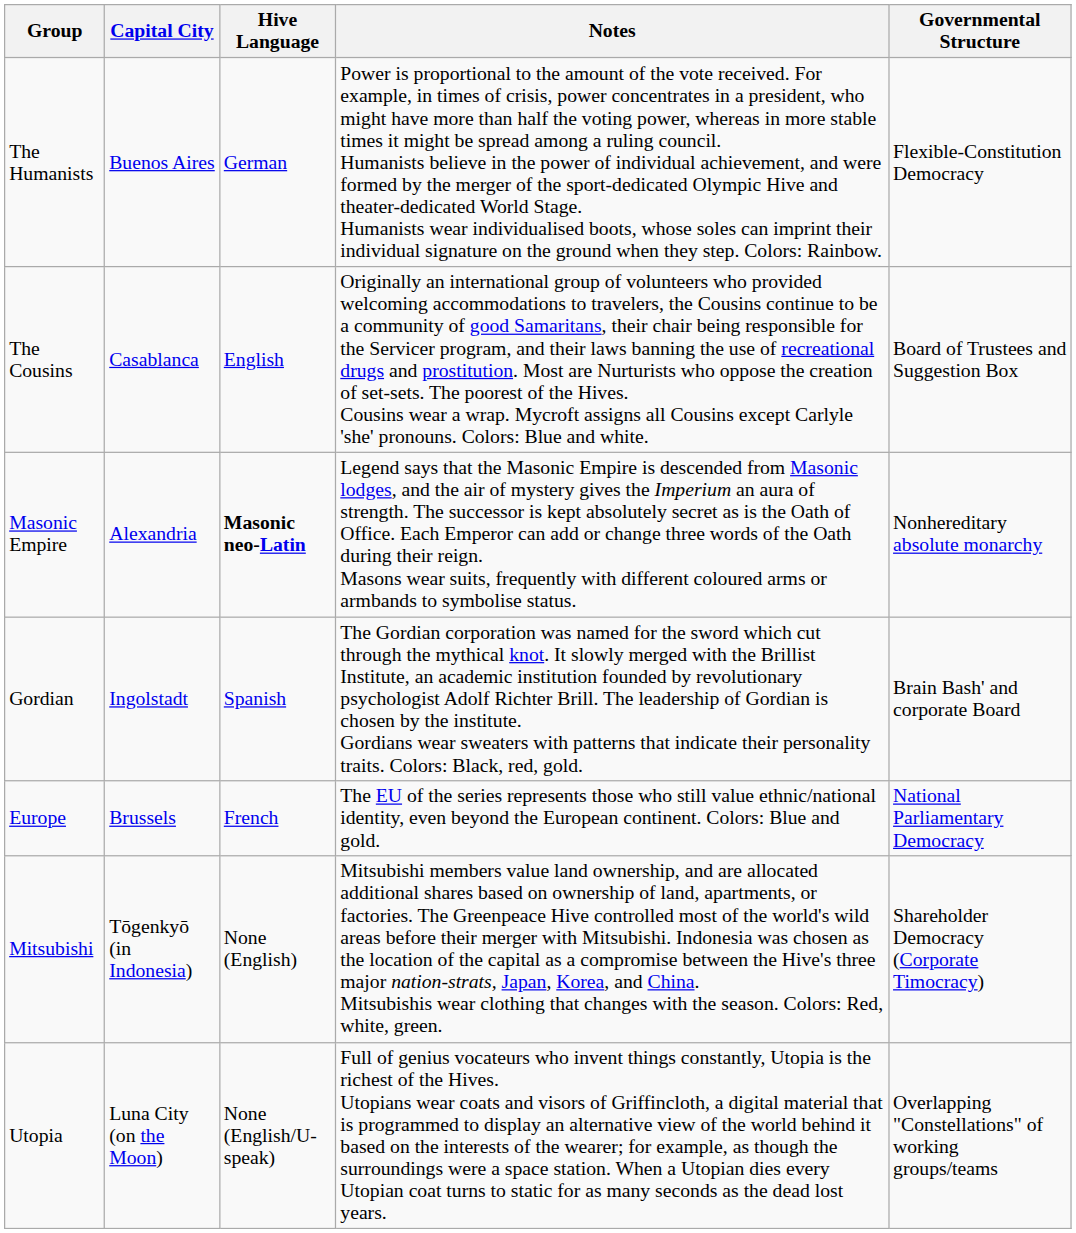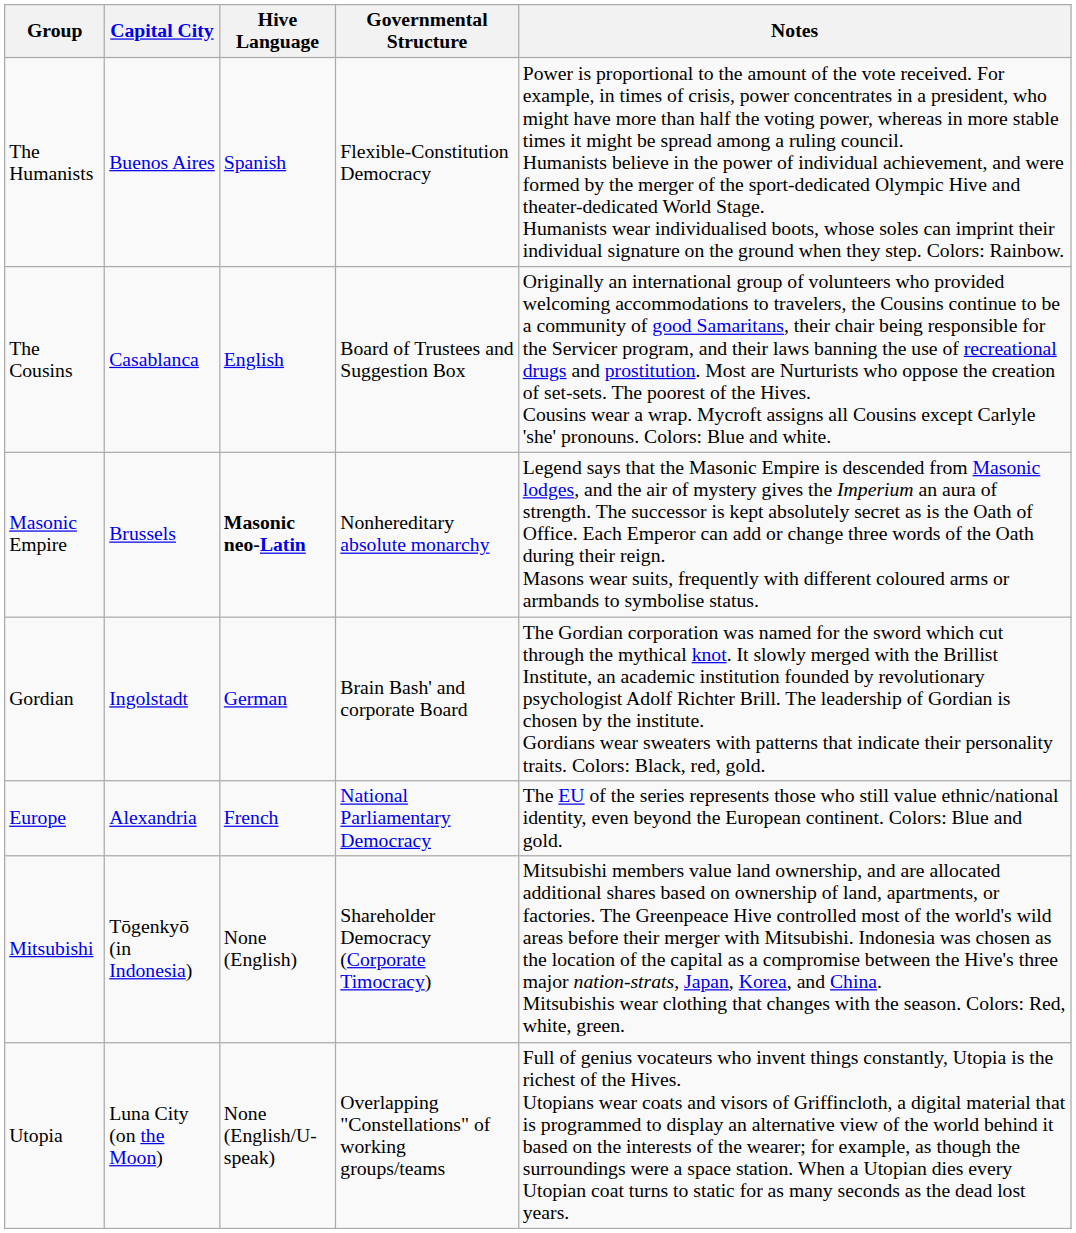columns swapped: (980, 31) <-> (612, 31)
(255, 162) German -> (255, 162) Spanish
(153, 534) Alexandria -> (143, 534) Brussels
(255, 698) Spanish -> (255, 698) German
(143, 818) Brussels -> (153, 818) Alexandria
